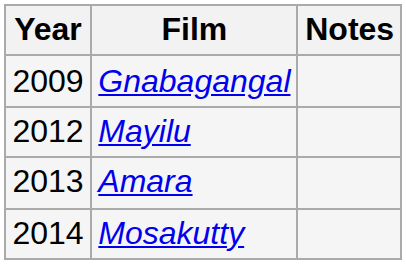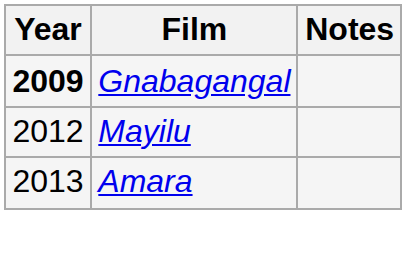(48, 80) normal -> (48, 80) bold
- row: (171, 232)
